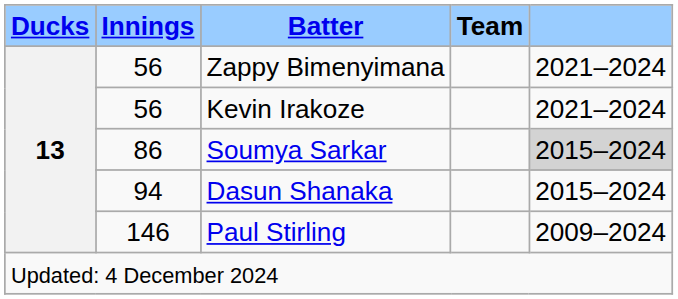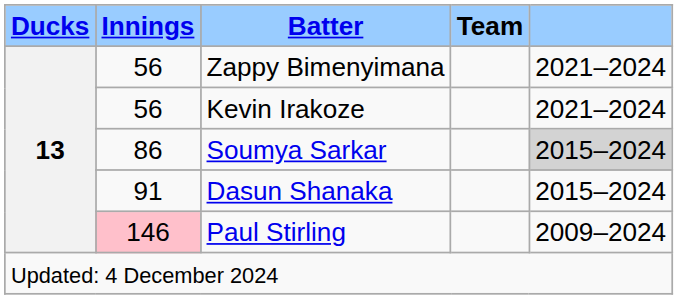(148, 191) 94 -> (148, 191) 91
(148, 233) no background -> (148, 233) pink background
